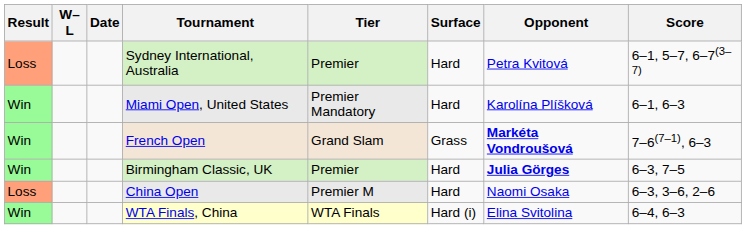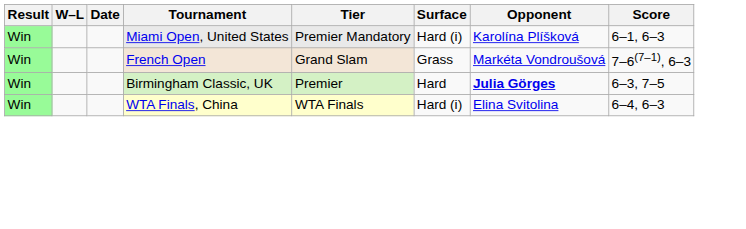- row: (190, 63)
(445, 104) Hard -> (440, 36) Hard (i)
(530, 140) bold -> (539, 60) normal
- row: (162, 191)
